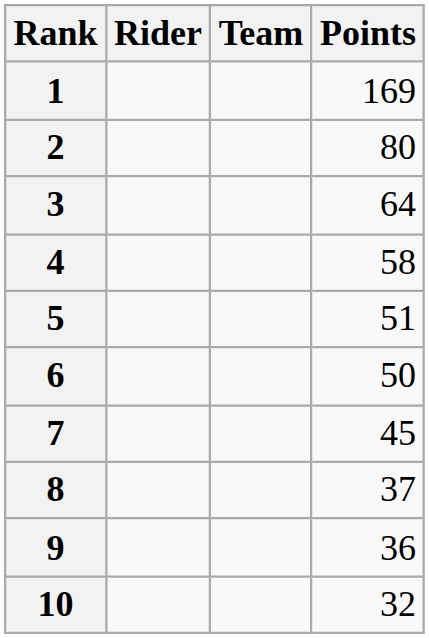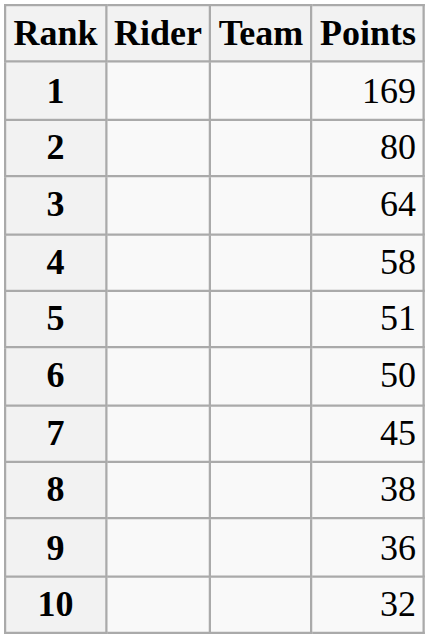(398, 489) 37 -> (398, 489) 38
